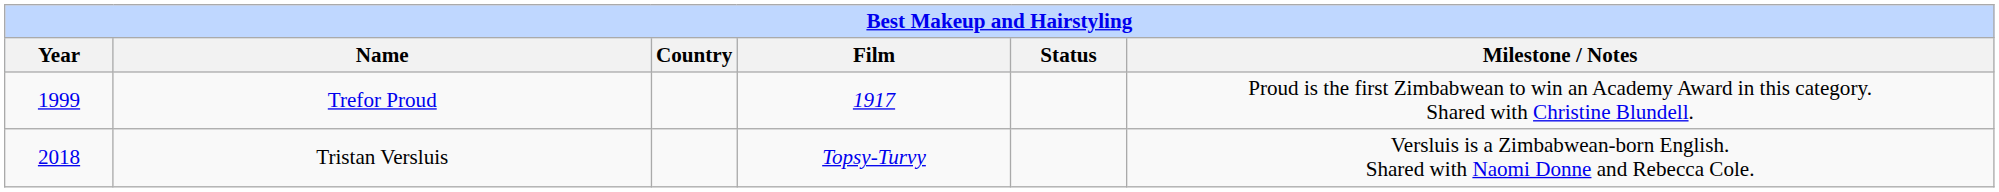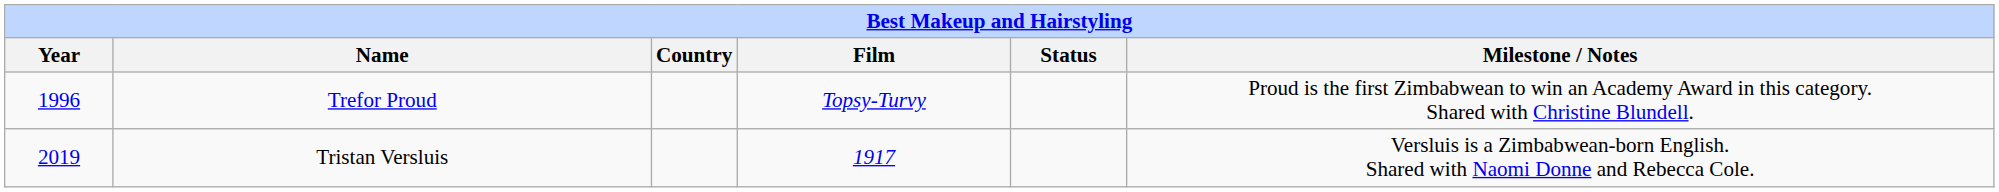(59, 100) 1999 -> (59, 100) 1996
(874, 100) 1917 -> (874, 100) Topsy-Turvy
(59, 157) 2018 -> (59, 157) 2019
(874, 157) Topsy-Turvy -> (874, 157) 1917
